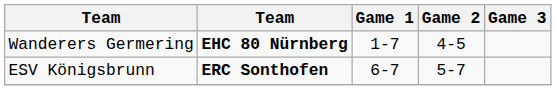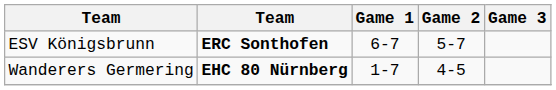rows swapped: (101, 44) <-> (82, 71)
